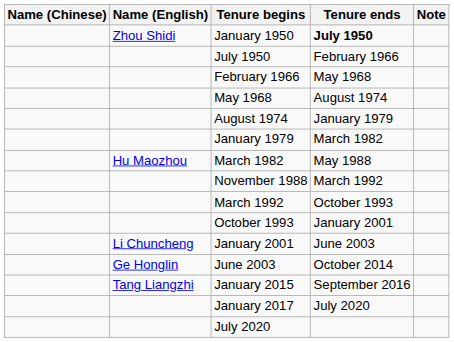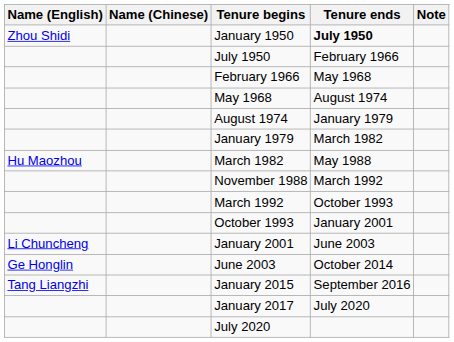columns swapped: (160, 14) <-> (57, 14)
